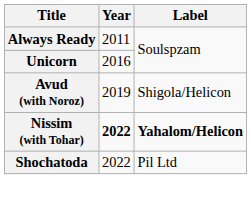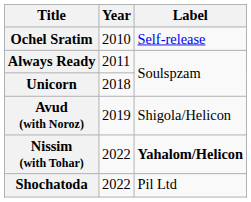+ row: (52, 38)
(116, 61) 2016 -> (116, 84) 2018
(116, 131) bold -> (116, 154) normal
